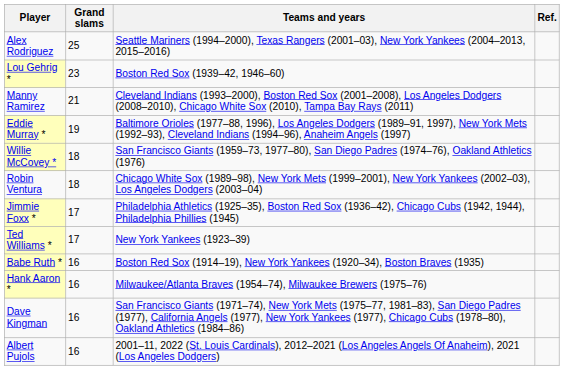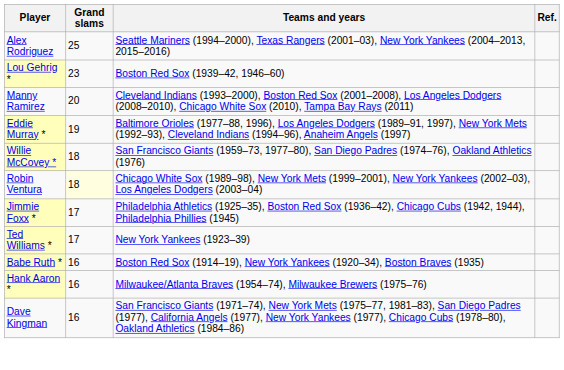(74, 101) 21 -> (74, 101) 20
(74, 184) no background -> (74, 184) lightyellow background
- row: (21, 351)
